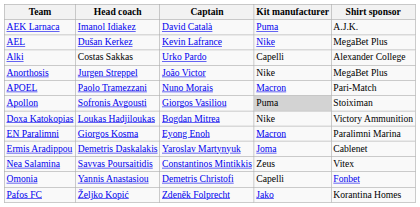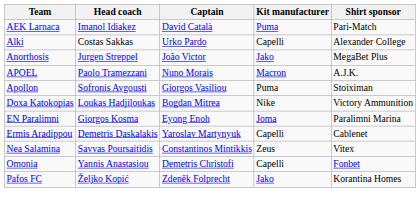(346, 27) A.J.K. -> (355, 27) Pari-Match
- row: (16, 42)
(266, 73) Nike -> (265, 57) Jako
(355, 88) Pari-Match -> (346, 73) A.J.K.
(267, 103) lightgrey background -> (267, 88) no background
(271, 133) Macron -> (266, 118) Joma
(266, 149) Joma -> (270, 133) Capelli
